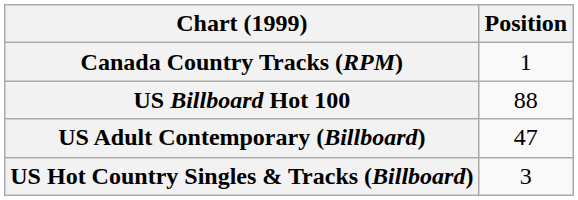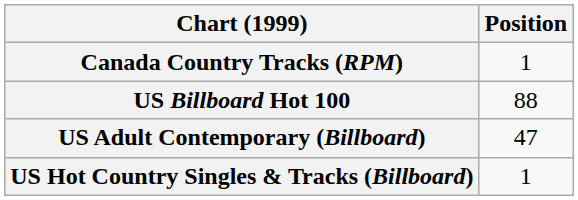(526, 175) 3 -> (526, 175) 1
